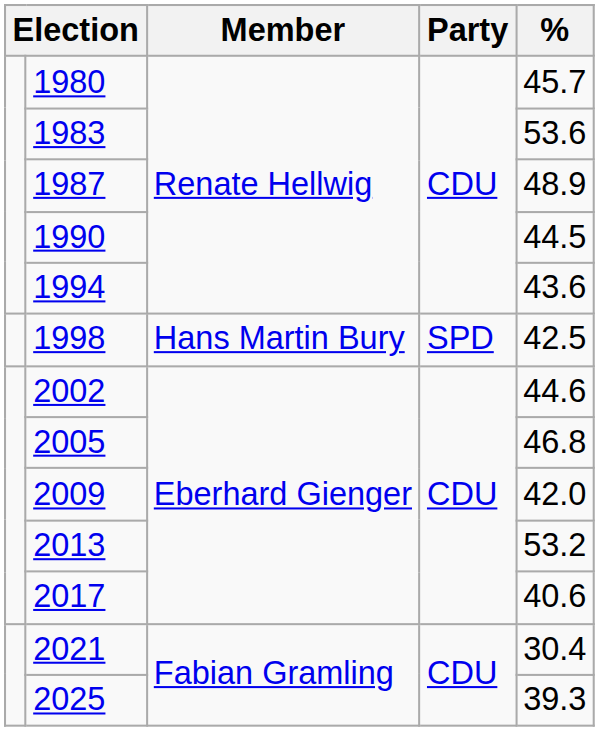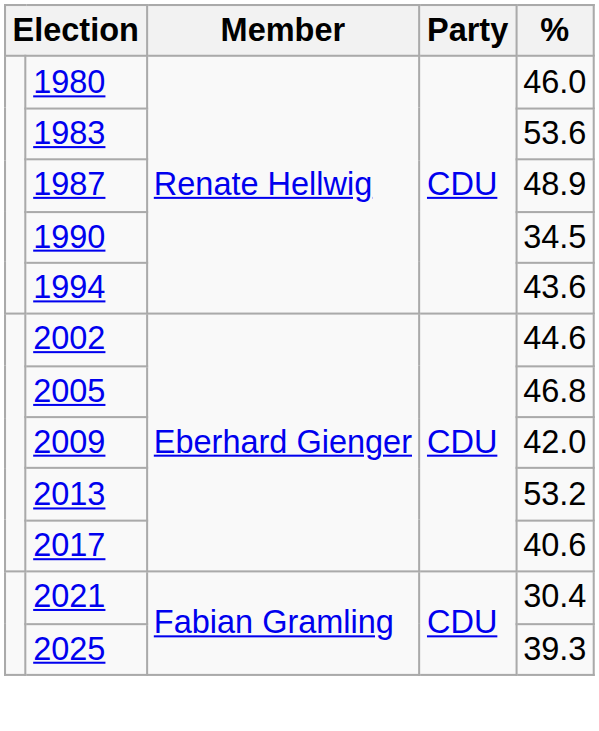(555, 81) 45.7 -> (555, 81) 46.0
(555, 236) 44.5 -> (555, 236) 34.5
- row: (69, 339)
